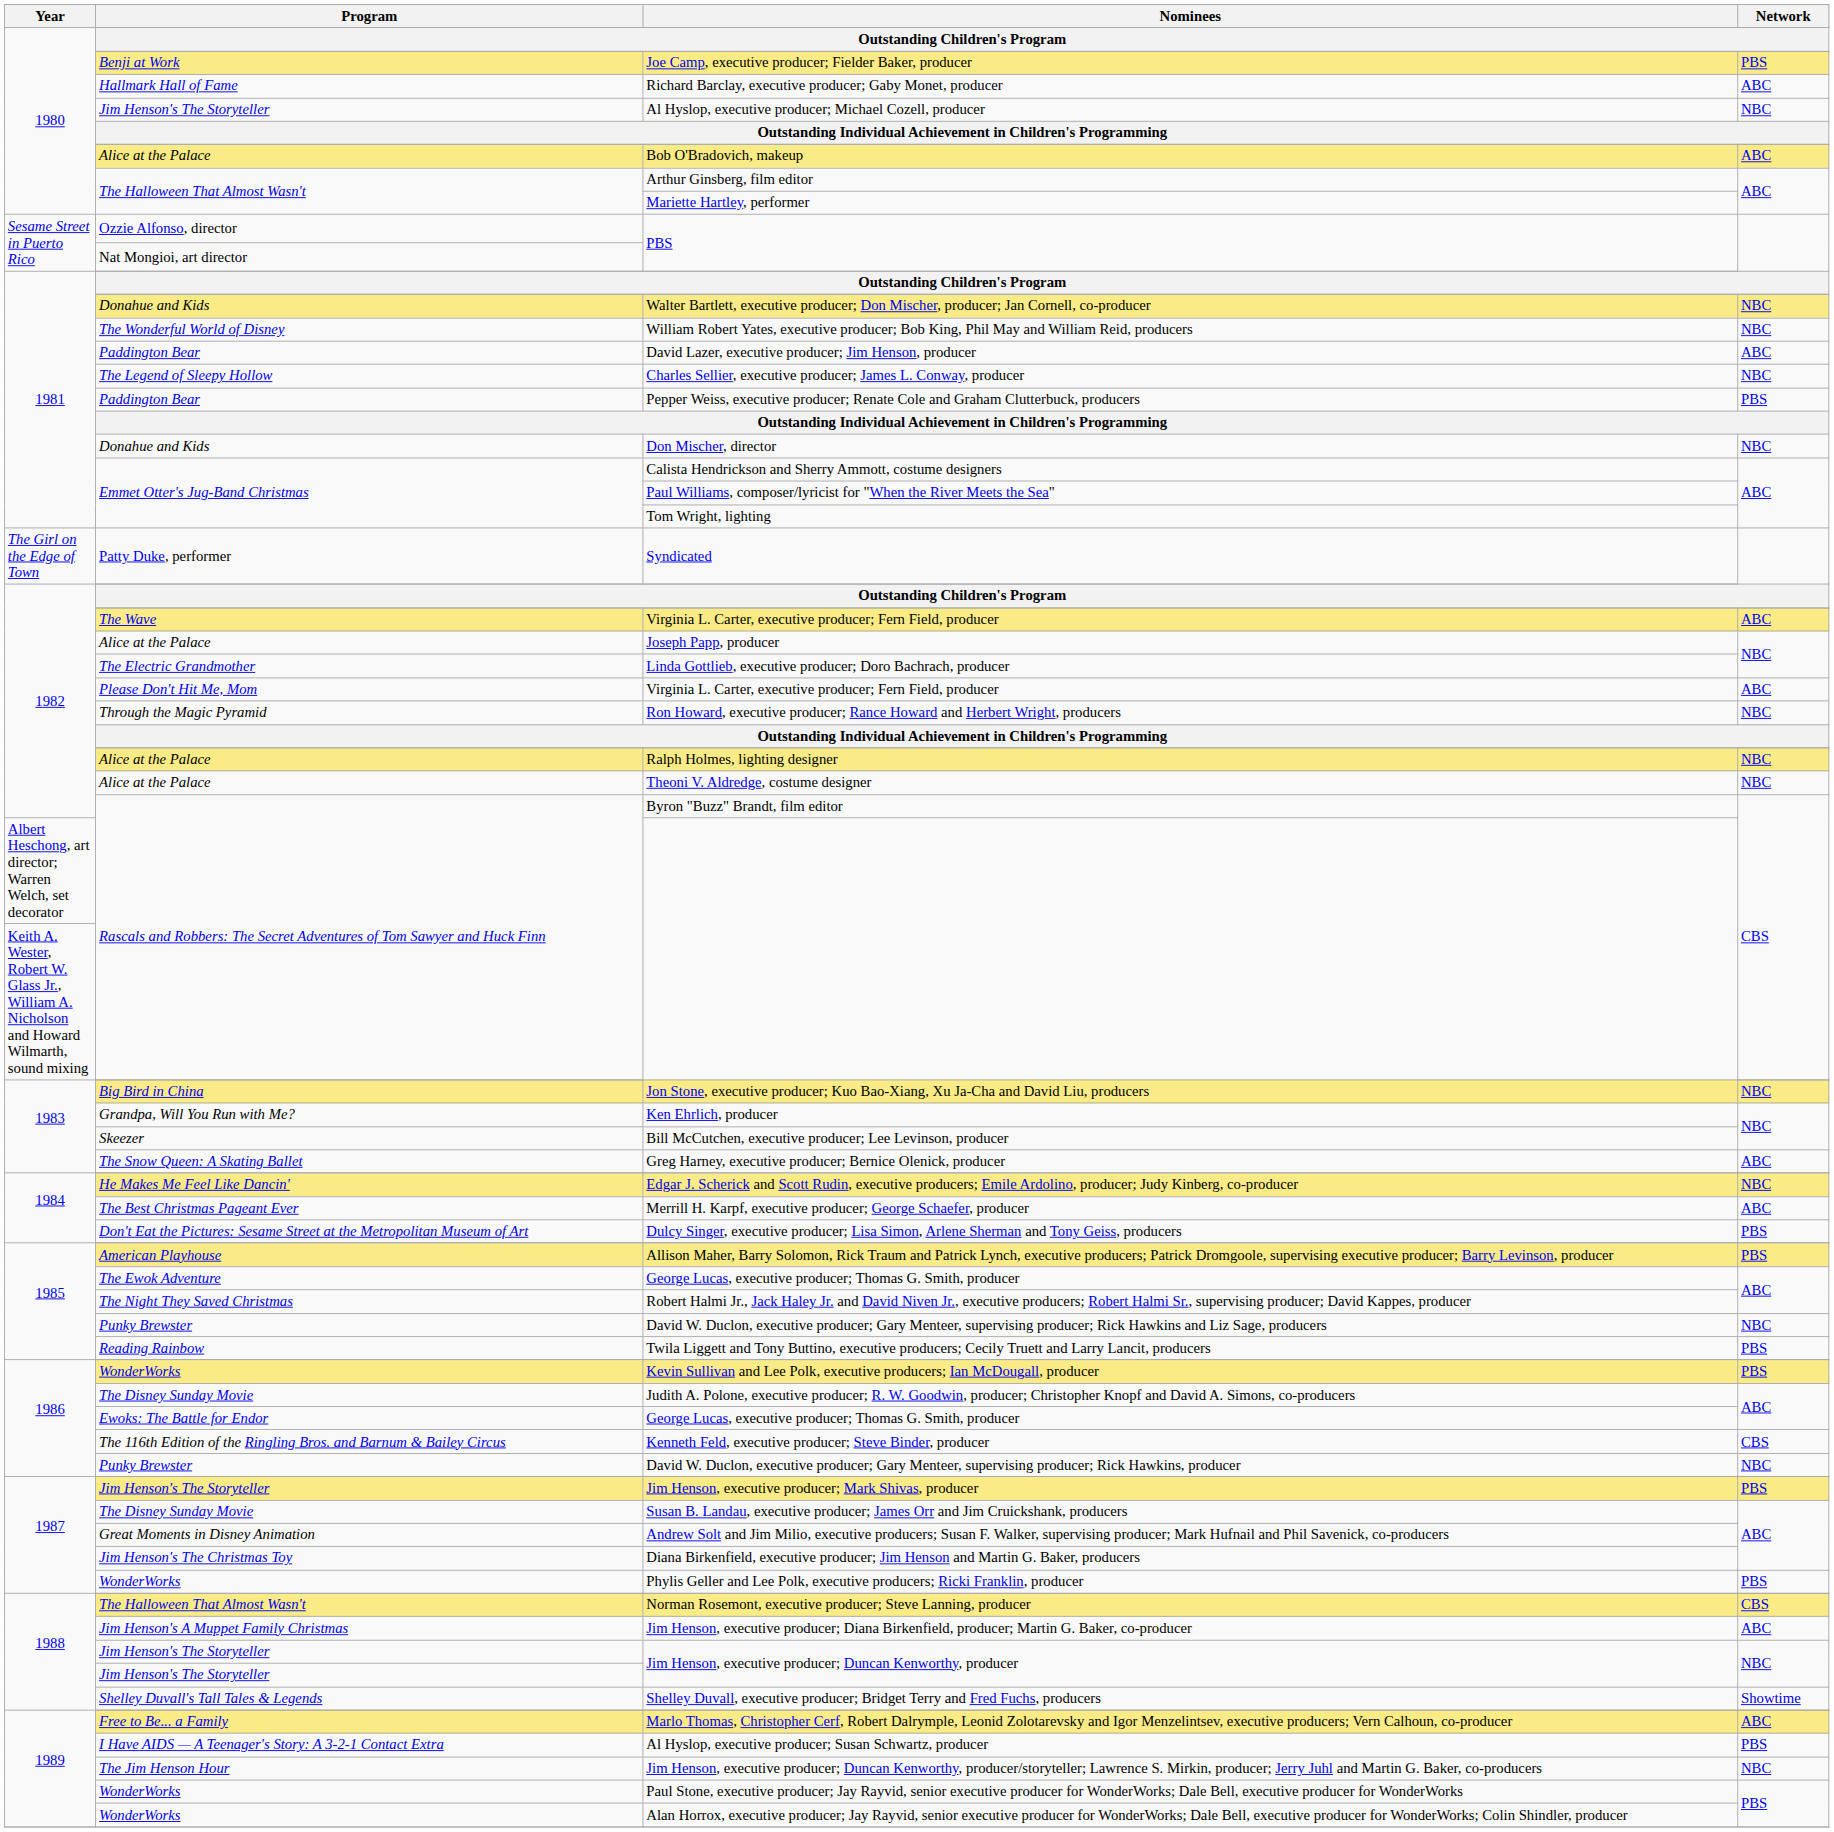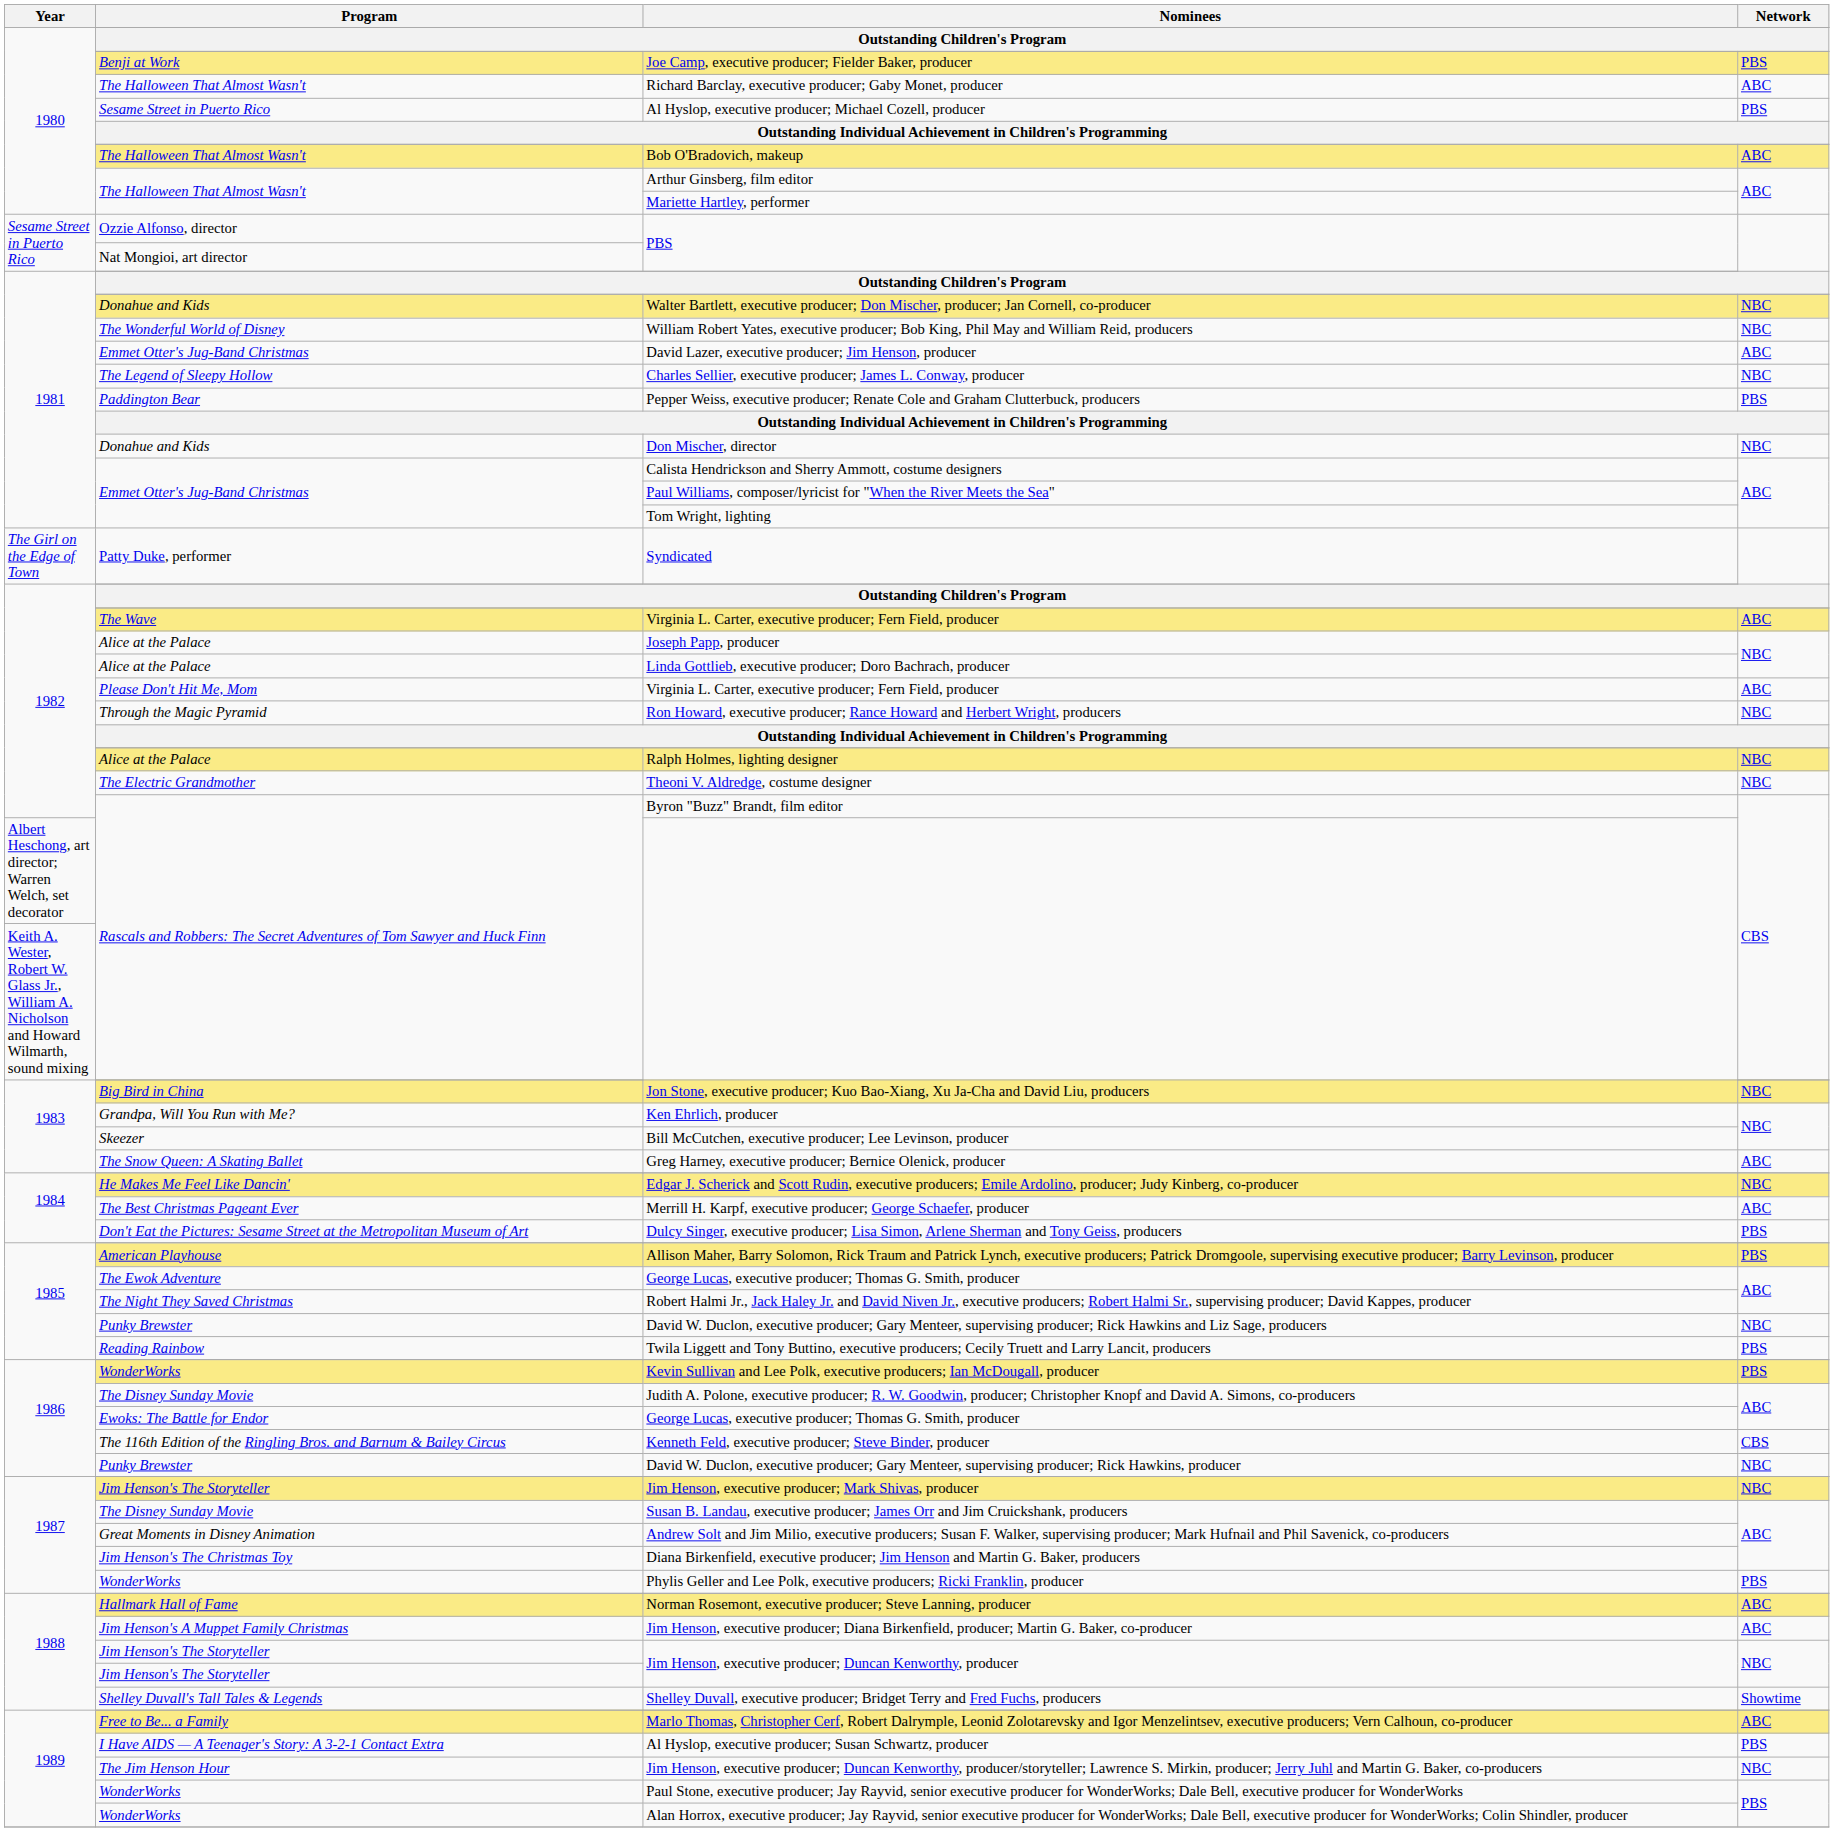(168, 86) Hallmark Hall of Fame -> (202, 86) The Halloween That Almost Wasn't
(184, 109) Jim Henson's The Storyteller -> (185, 109) Sesame Street in Puerto Rico
(1756, 109) NBC -> (1754, 109) PBS
(155, 156) Alice at the Palace -> (202, 156) The Halloween That Almost Wasn't
(150, 352) Paddington Bear -> (204, 352) Emmet Otter's Jug-Band Christmas
(177, 666) The Electric Grandmother -> (155, 666) Alice at the Palace
(155, 782) Alice at the Palace -> (177, 782) The Electric Grandmother
(1754, 1488) PBS -> (1756, 1488) NBC
(202, 1605) The Halloween That Almost Wasn't -> (168, 1605) Hallmark Hall of Fame
(1755, 1605) CBS -> (1756, 1605) ABC
